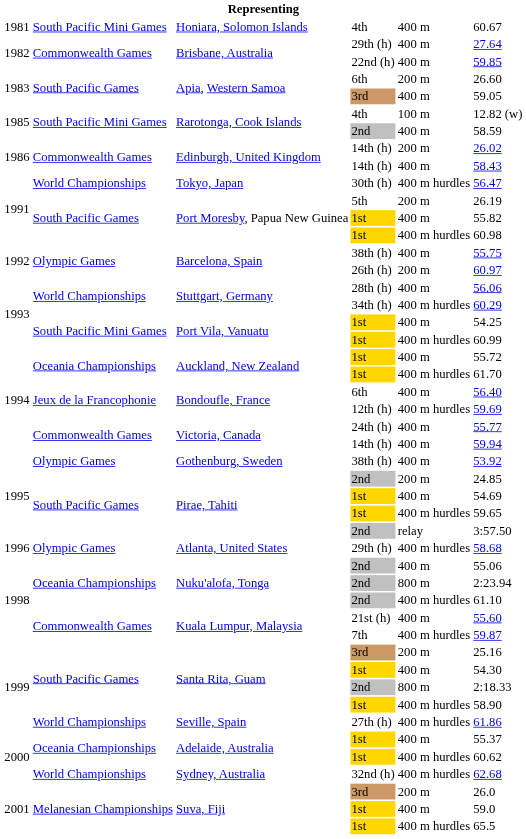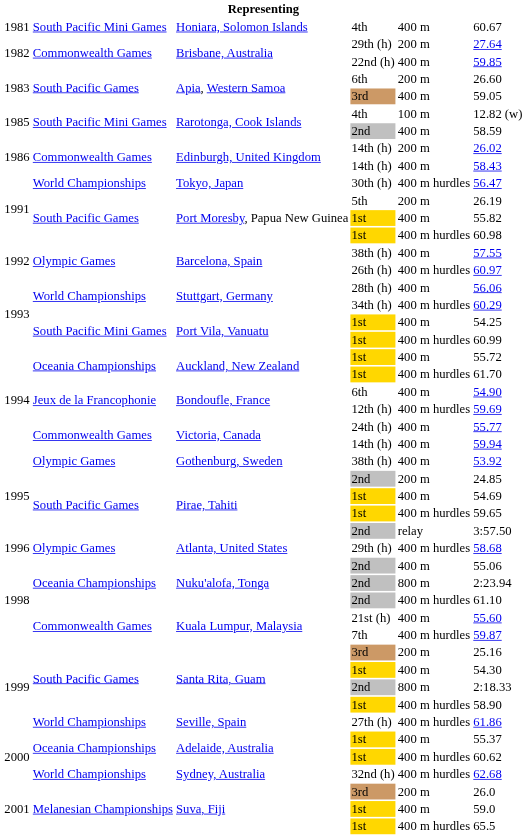(414, 44) 400 m -> (414, 44) 200 m
(487, 252) 55.75 -> (487, 252) 57.55
(414, 270) 200 m -> (434, 270) 400 m hurdles
(487, 391) 56.40 -> (487, 391) 54.90
